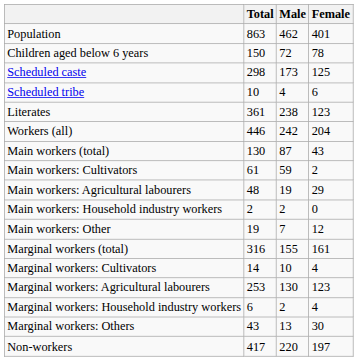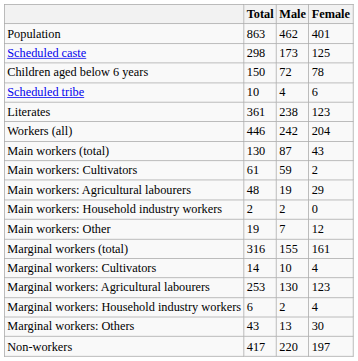rows swapped: (78, 53) <-> (47, 72)
